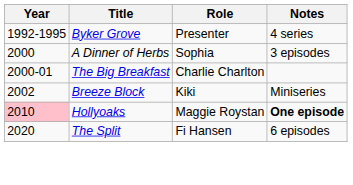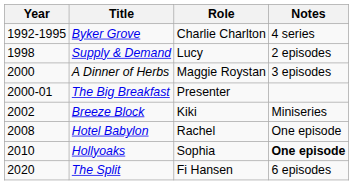(202, 33) Presenter -> (221, 33) Charlie Charlton
+ row: (121, 53)
(195, 53) Sophia -> (221, 72) Maggie Roystan
(220, 72) Charlie Charlton -> (204, 92) Presenter
+ row: (110, 131)
(21, 111) pink background -> (21, 151) no background
(220, 111) Maggie Roystan -> (196, 151) Sophia
